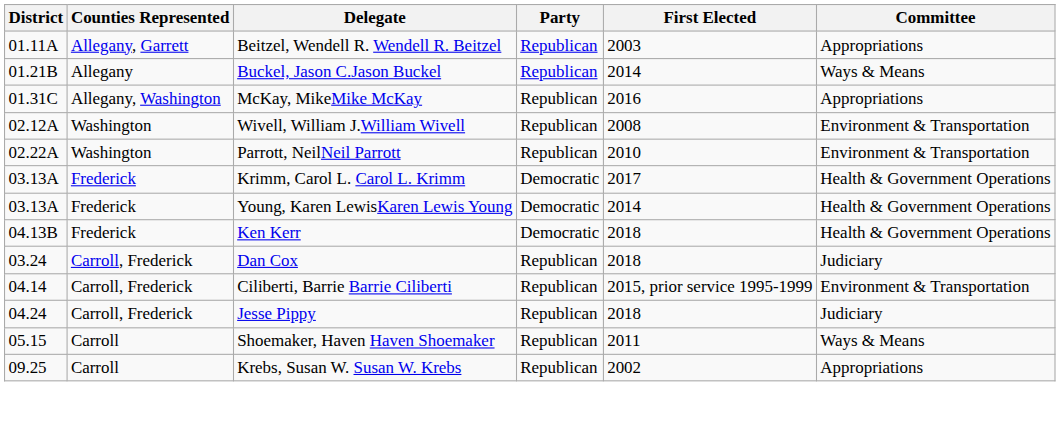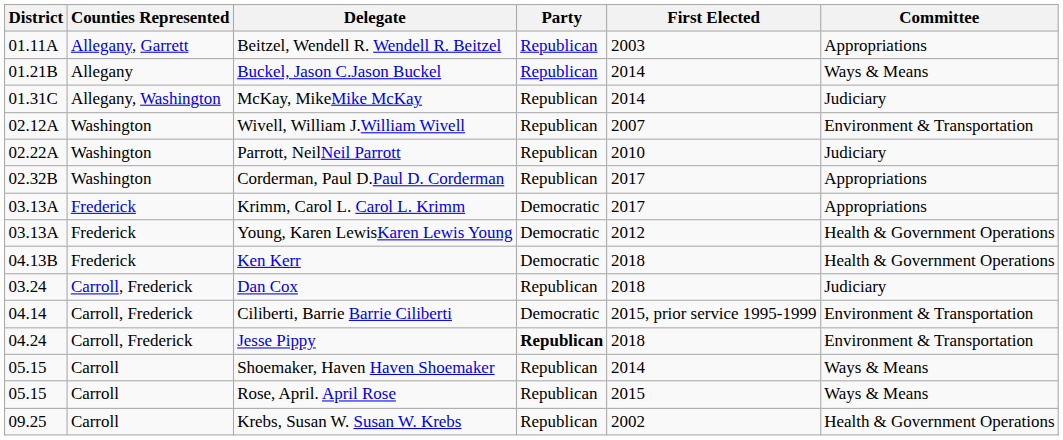(624, 98) 2016 -> (628, 98) 2014
(872, 98) Appropriations -> (855, 98) Judiciary
(624, 125) 2008 -> (628, 125) 2007
(925, 152) Environment & Transportation -> (855, 152) Judiciary
+ row: (371, 179)
(935, 179) Health & Government Operations -> (876, 206) Appropriations
(624, 206) 2014 -> (628, 233) 2012
(559, 286) Republican -> (560, 313) Democratic
(559, 313) normal -> (562, 340) bold
(851, 313) Judiciary -> (929, 340) Environment & Transportation
(624, 340) 2011 -> (628, 367) 2014
+ row: (317, 394)
(872, 367) Appropriations -> (939, 421) Health & Government Operations
